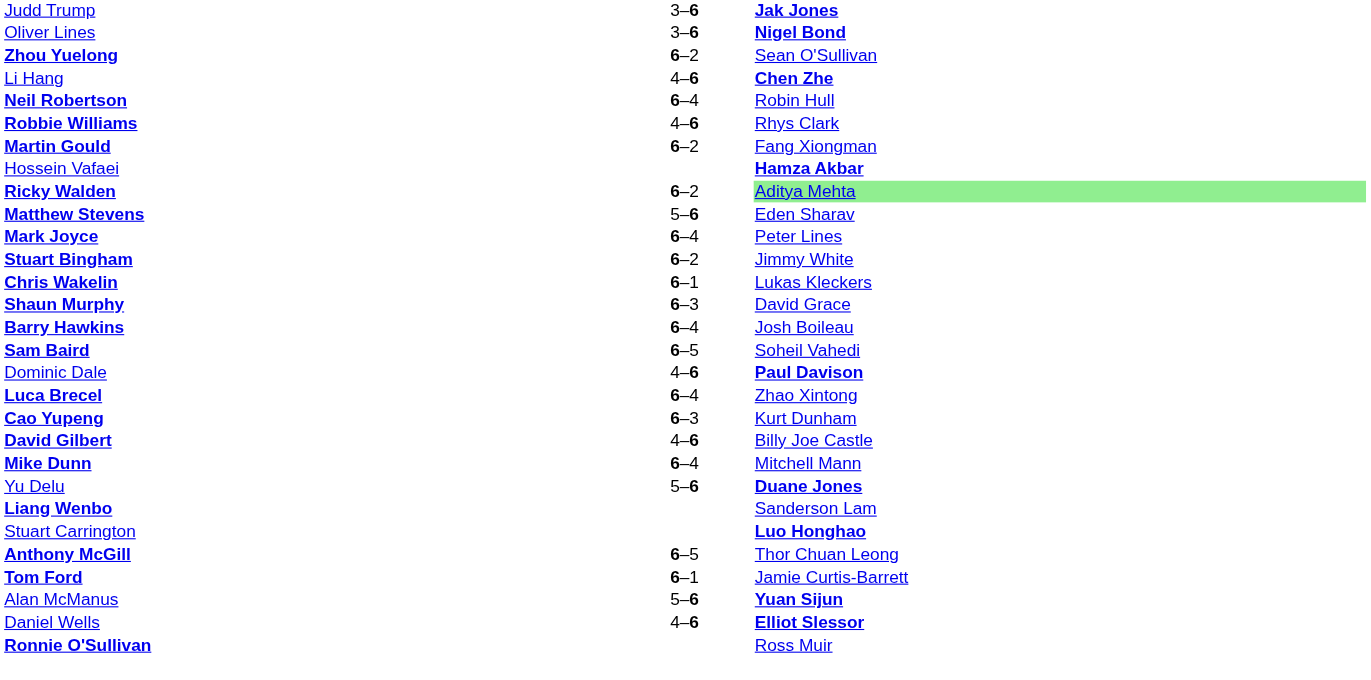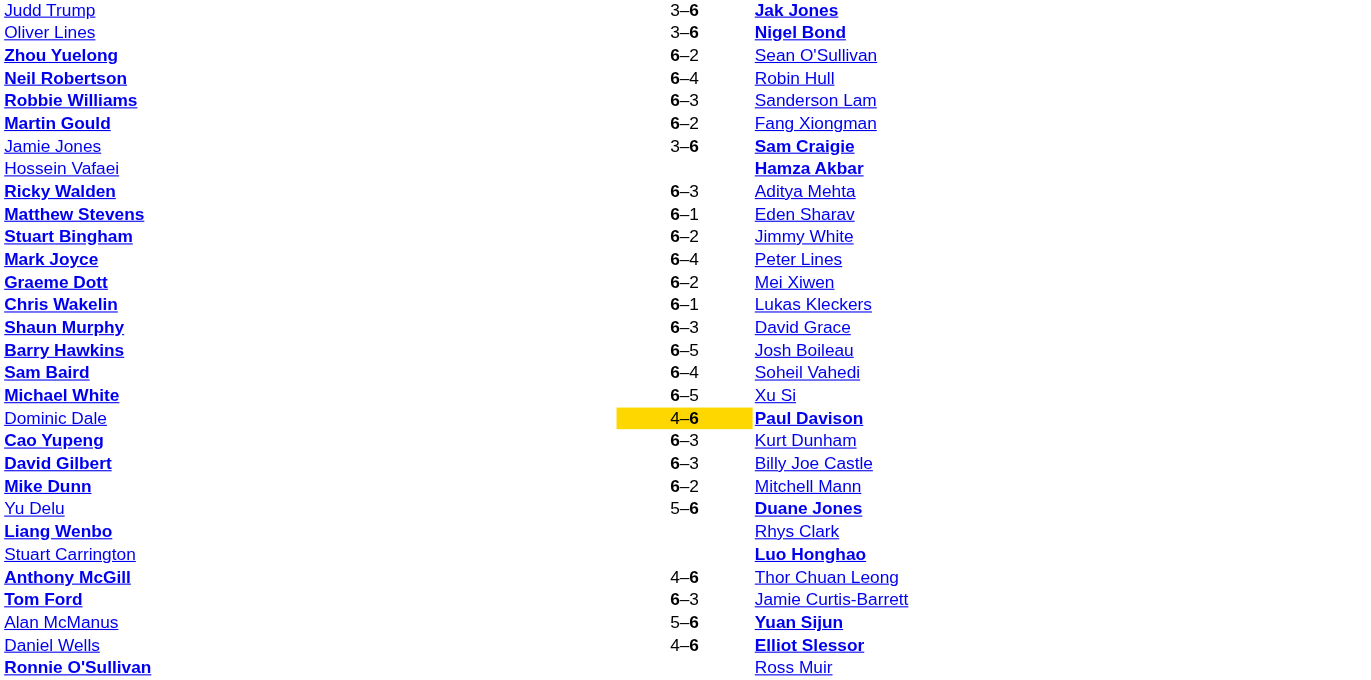- row: (34, 78)
(685, 123) 4–6 -> (685, 100) 6–3
(797, 123) Rhys Clark -> (816, 100) Sanderson Lam
+ row: (53, 146)
(685, 191) 6–2 -> (685, 191) 6–3
(805, 191) lightgreen background -> (805, 191) no background
(685, 214) 5–6 -> (685, 214) 6–1
rows swapped: (68, 259) <-> (51, 236)
+ row: (56, 282)
(685, 327) 6–4 -> (685, 350) 6–5
(685, 350) 6–5 -> (685, 372) 6–4
+ row: (62, 395)
(685, 372) no background -> (685, 418) gold background
- row: (53, 395)
(685, 441) 4–6 -> (685, 463) 6–3
(685, 463) 6–4 -> (685, 486) 6–2
(816, 509) Sanderson Lam -> (797, 531) Rhys Clark
(685, 554) 6–5 -> (685, 577) 4–6
(685, 577) 6–1 -> (685, 599) 6–3
